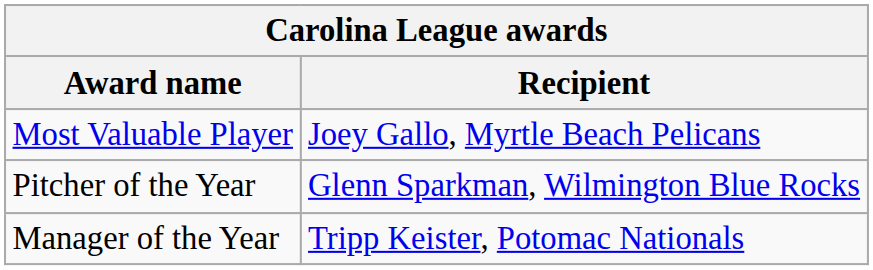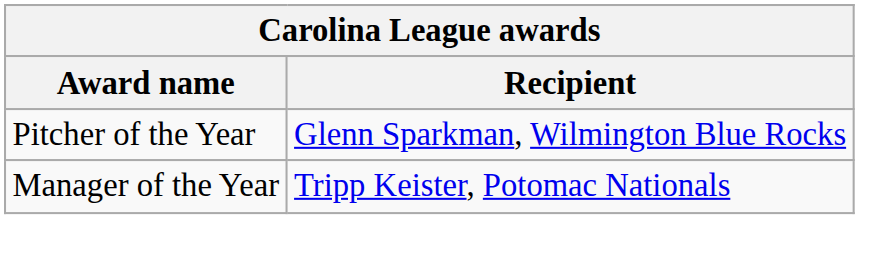- row: (153, 133)
